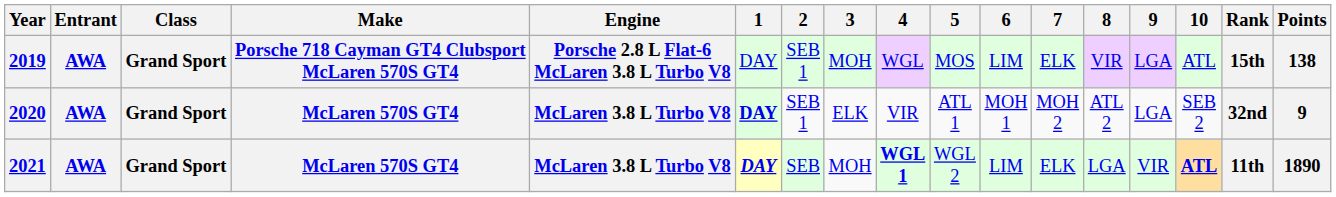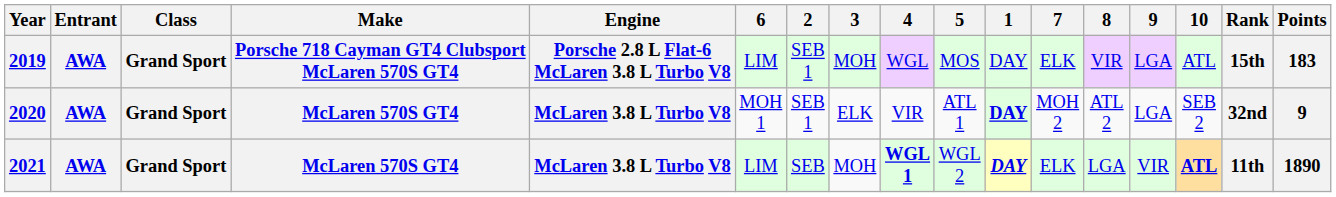columns swapped: (758, 20) <-> (1006, 20)
(1302, 61) 138 -> (1302, 61) 183
